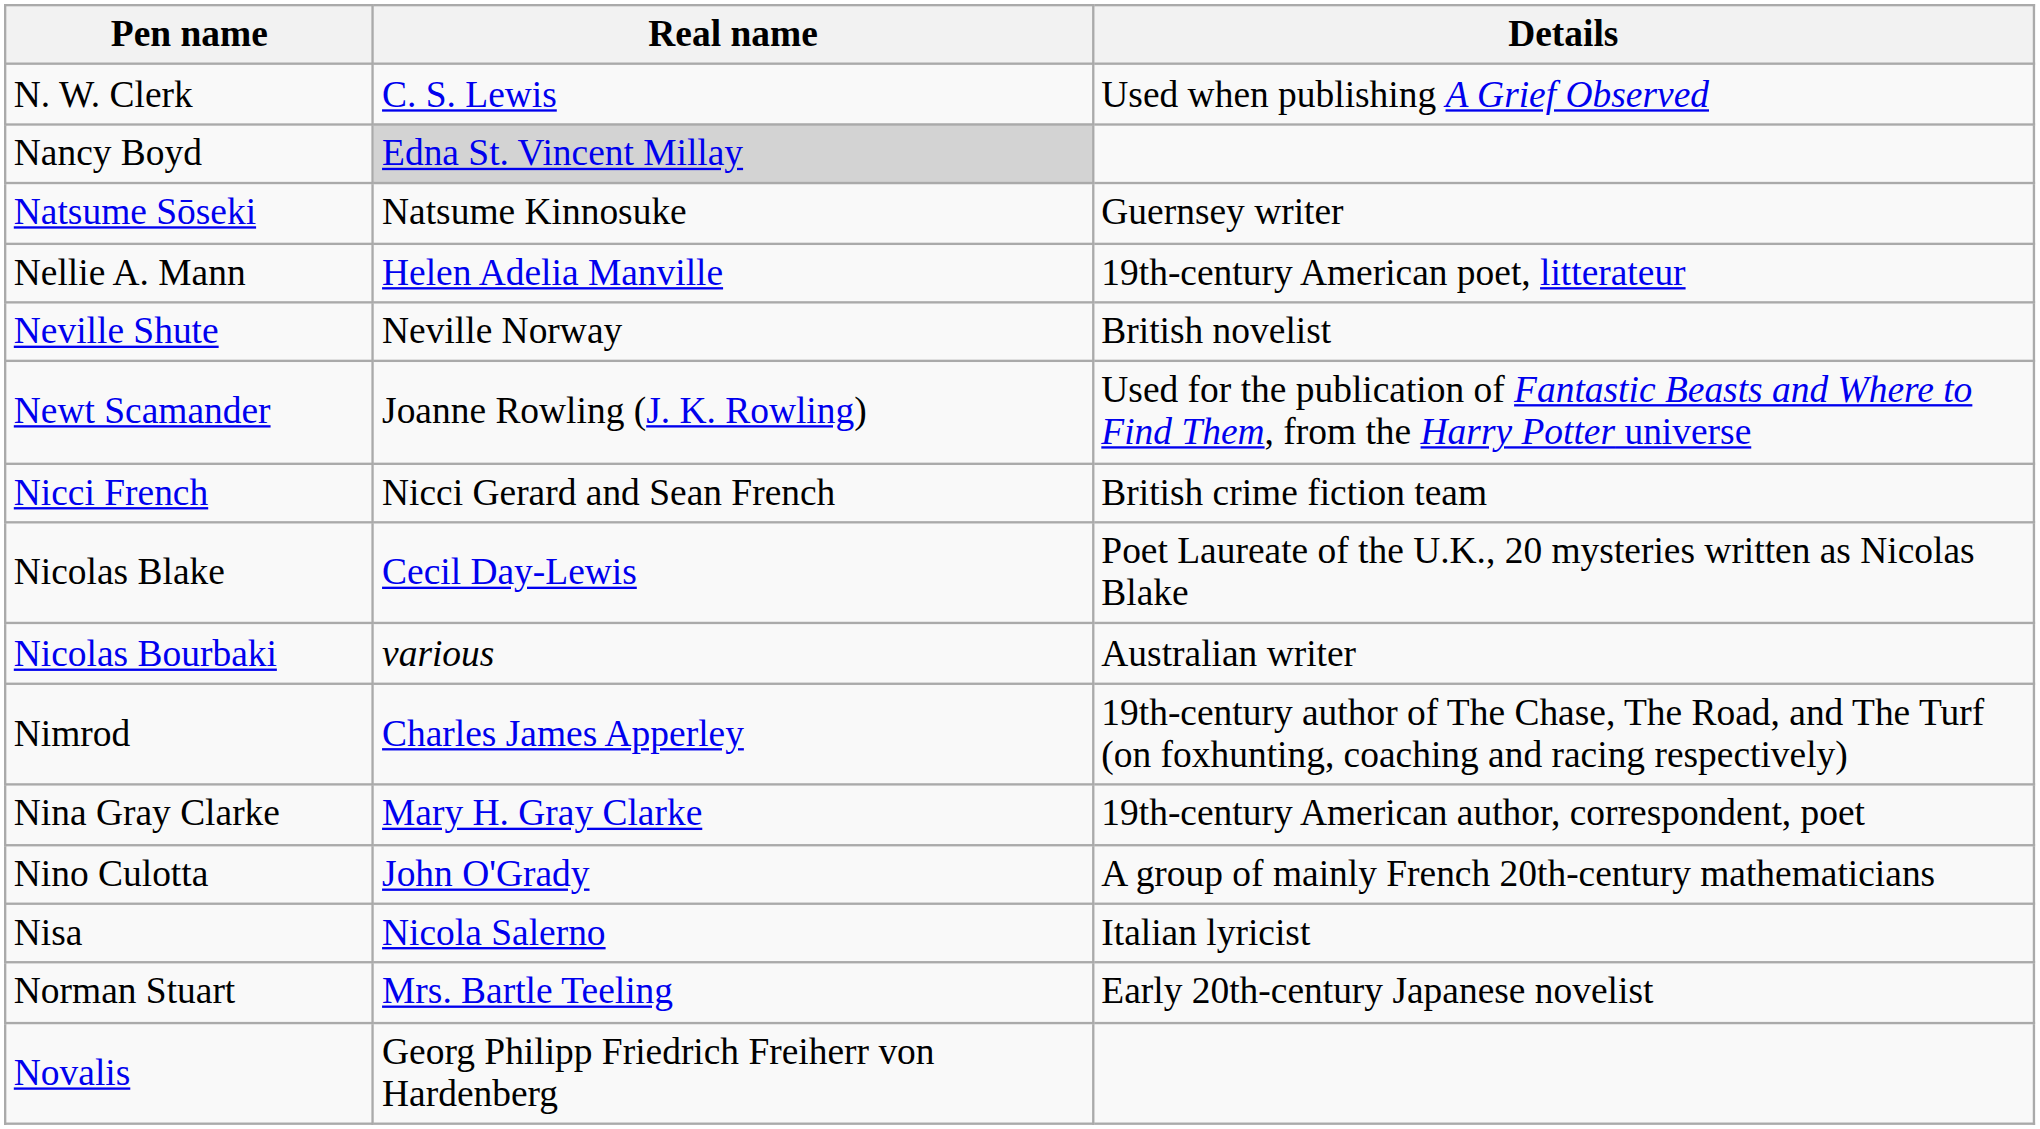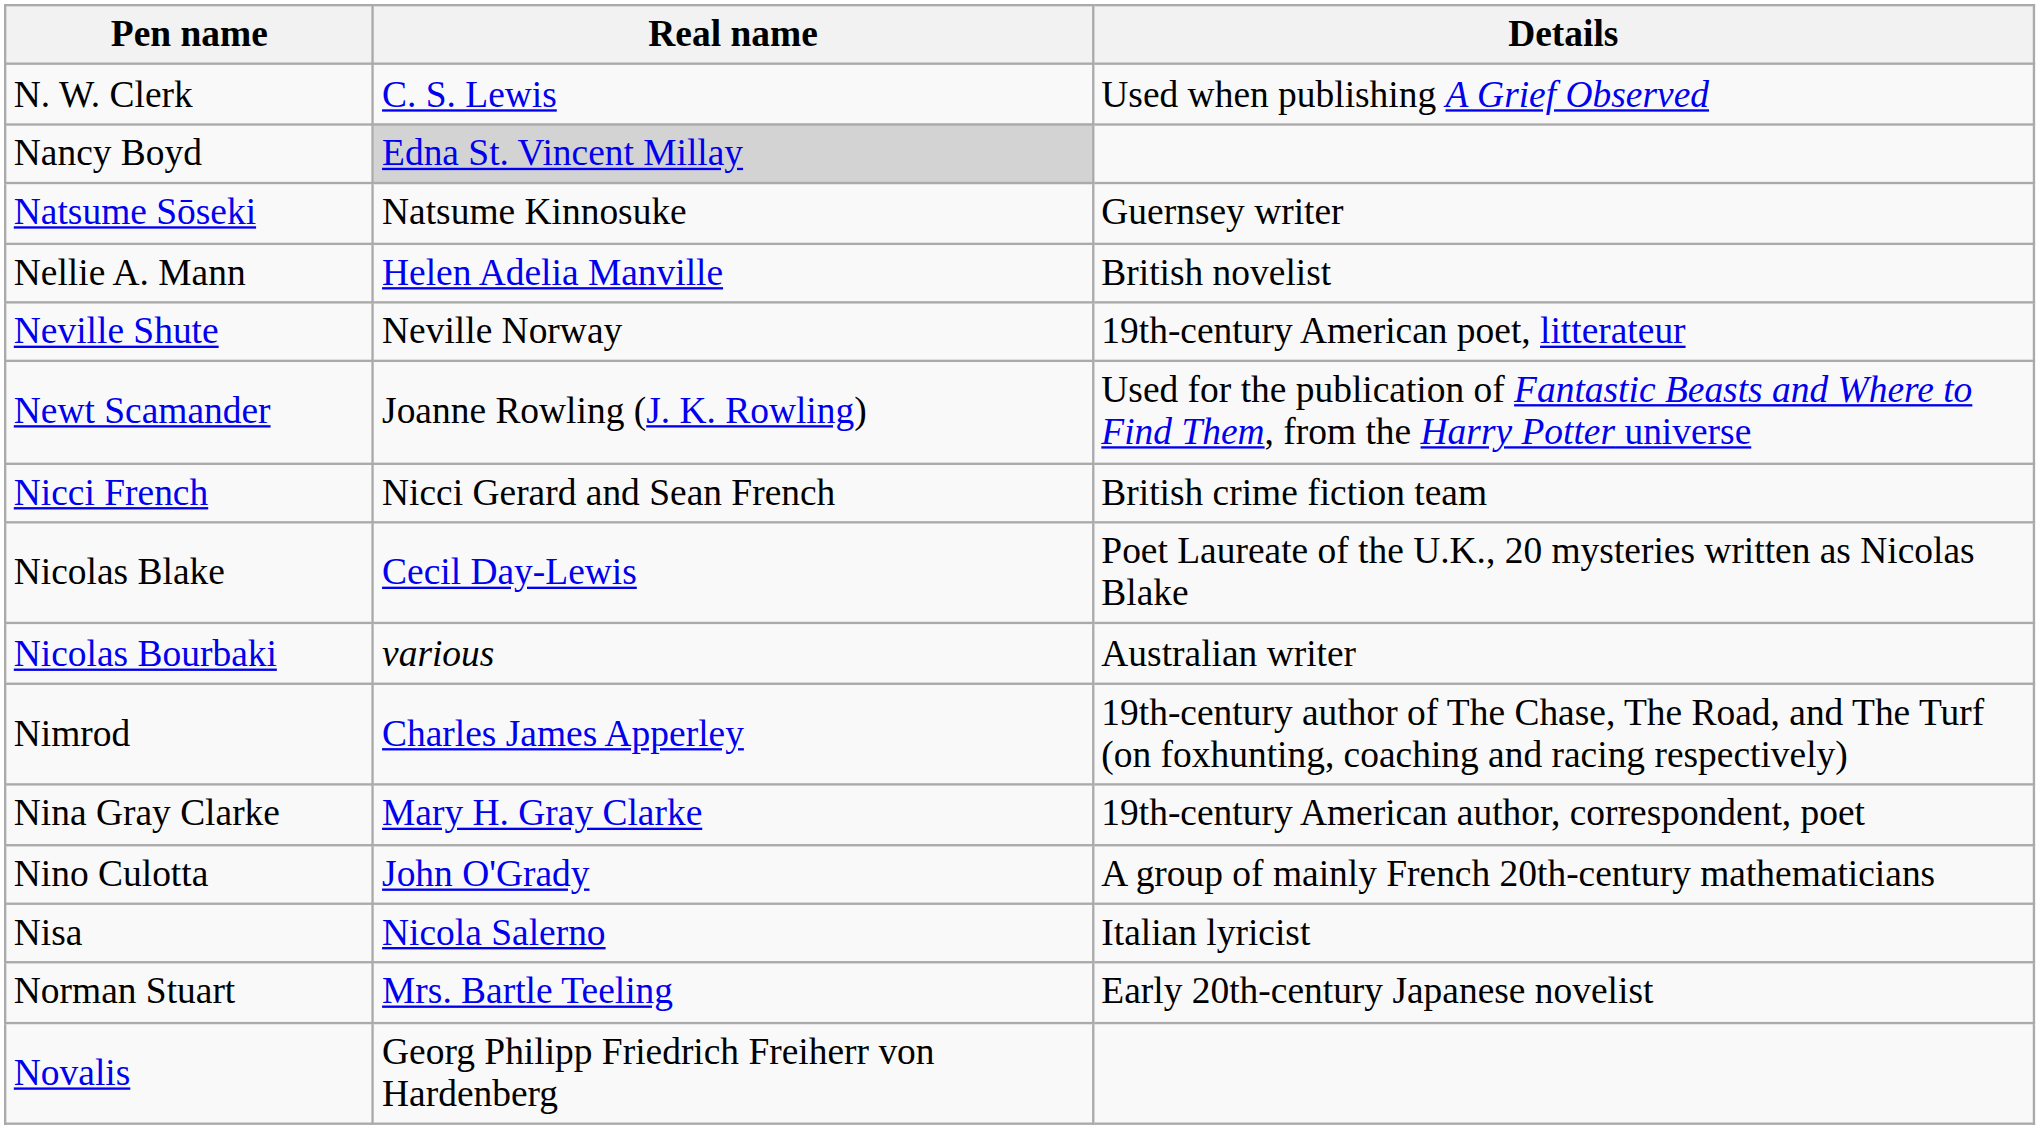(1393, 271) 19th-century American poet, litterateur -> (1216, 271) British novelist
(1216, 331) British novelist -> (1393, 331) 19th-century American poet, litterateur
